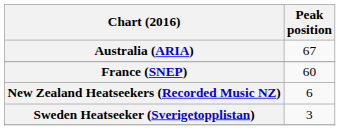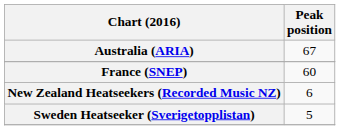(309, 114) 3 -> (309, 114) 5
